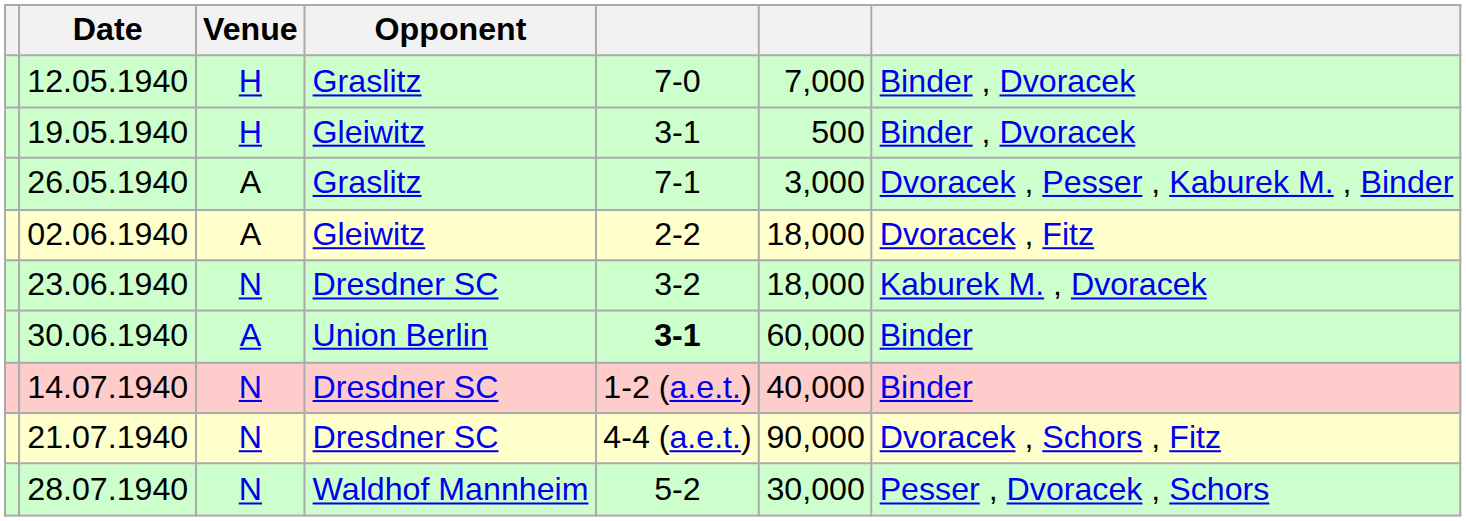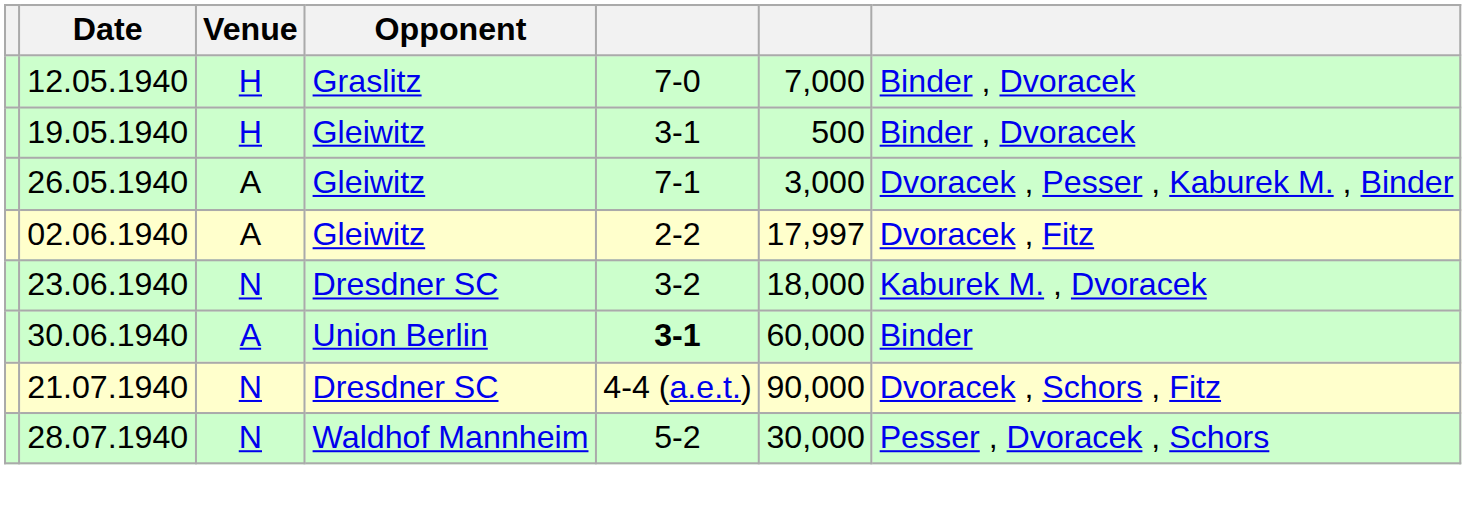(367, 183) Graslitz -> (369, 183) Gleiwitz
(816, 234) 18,000 -> (816, 234) 17,997
- row: (108, 387)
